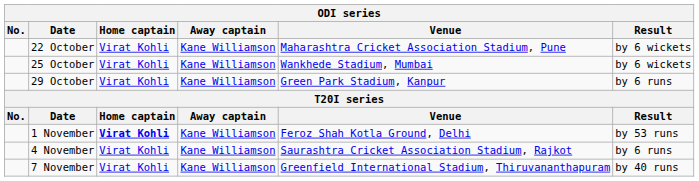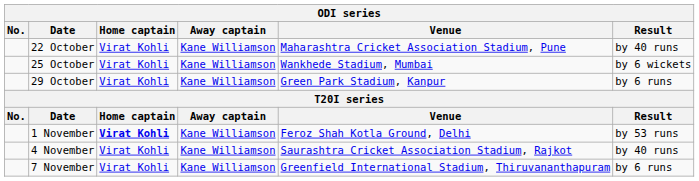(653, 47) by 6 wickets -> (647, 47) by 40 runs
(644, 150) by 6 runs -> (647, 150) by 40 runs
(647, 167) by 40 runs -> (644, 167) by 6 runs
